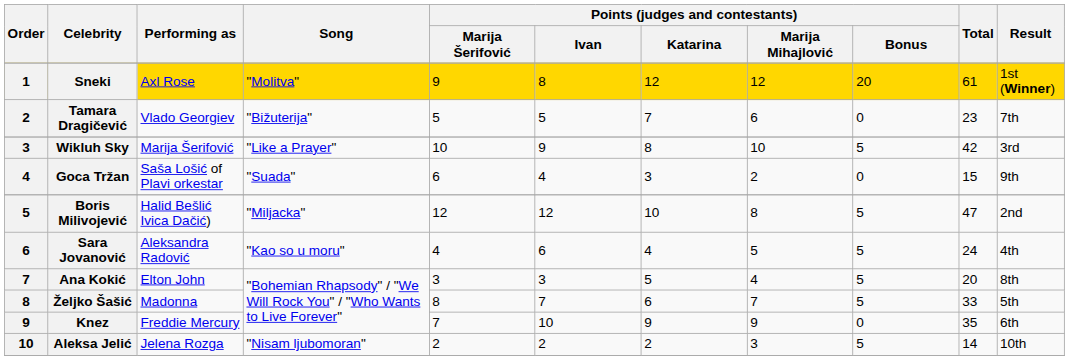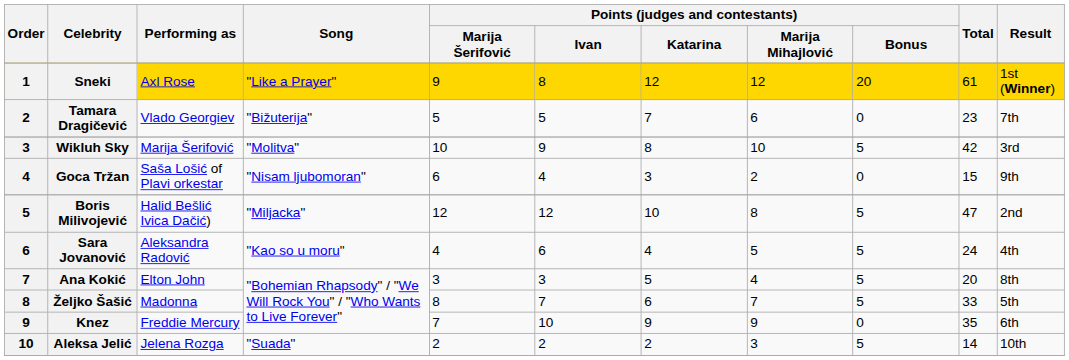(273, 81) "Molitva" -> (291, 81) "Like a Prayer"
(291, 147) "Like a Prayer" -> (273, 147) "Molitva"
(271, 176) "Suada" -> (306, 176) "Nisam ljubomoran"
(306, 344) "Nisam ljubomoran" -> (271, 344) "Suada"
